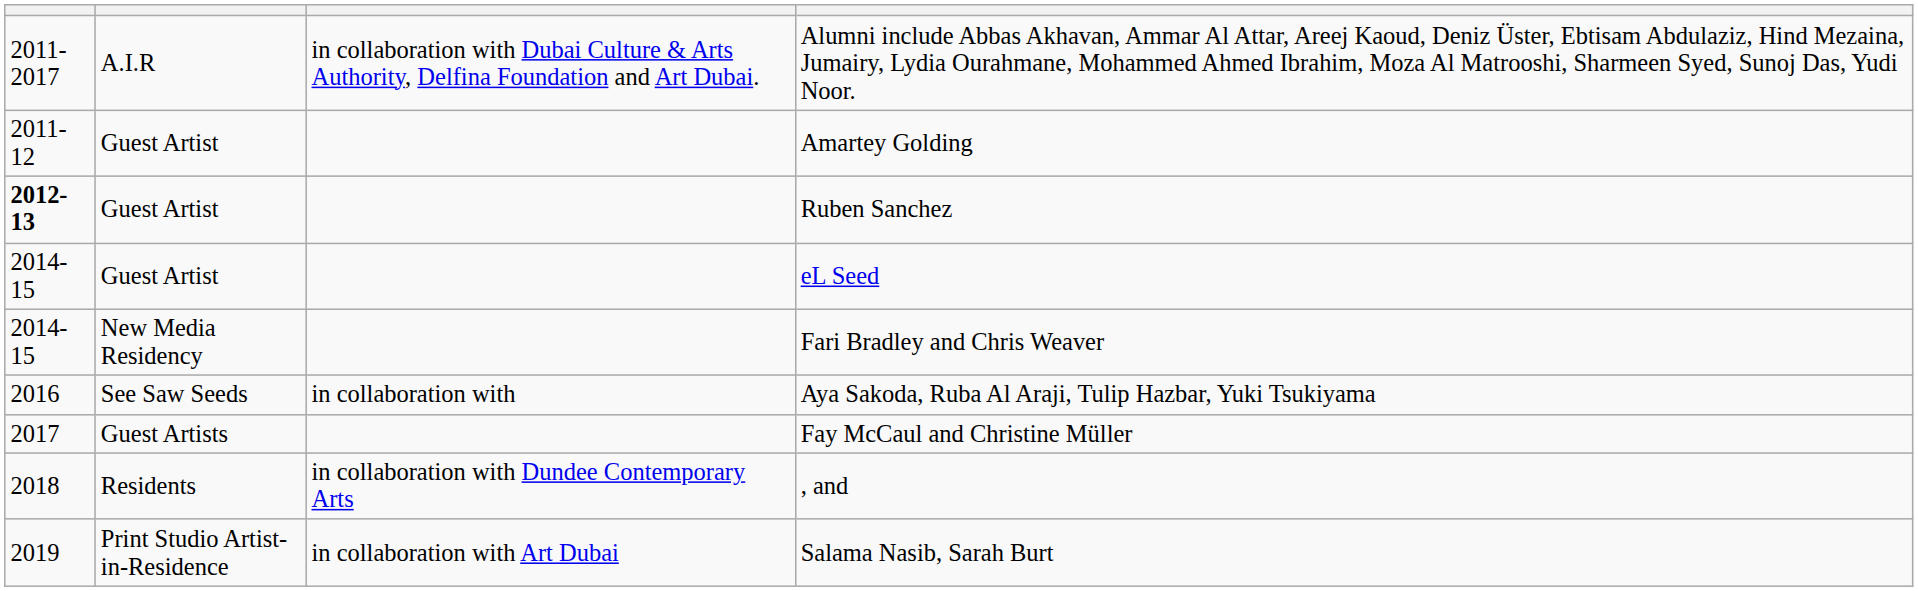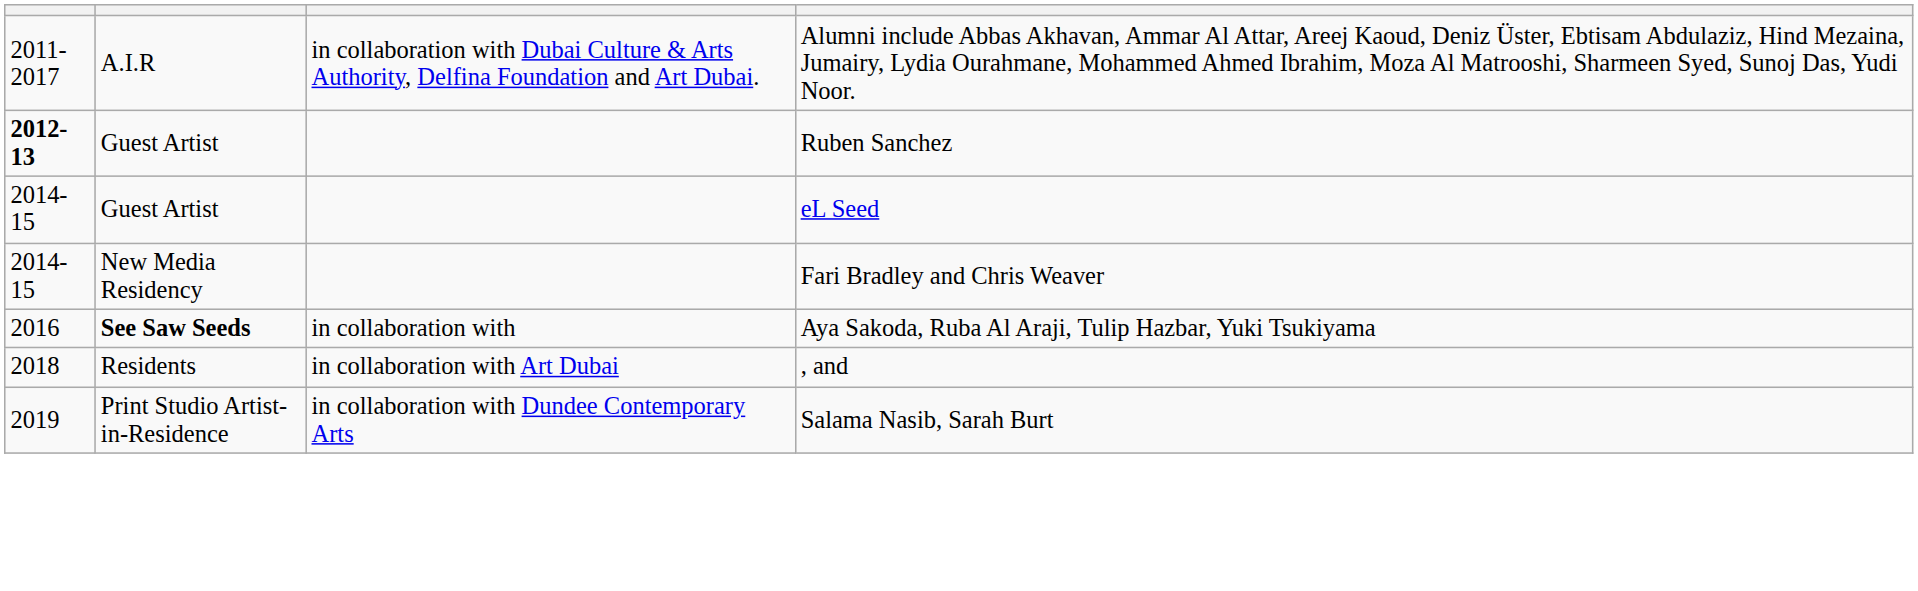- row: (887, 142)
(174, 394) normal -> (176, 328) bold
- row: (967, 433)
(528, 485) in collaboration with Dundee Contemporary Arts -> (465, 367) in collaboration with Art Dubai
(465, 552) in collaboration with Art Dubai -> (528, 419) in collaboration with Dundee Contemporary Arts
